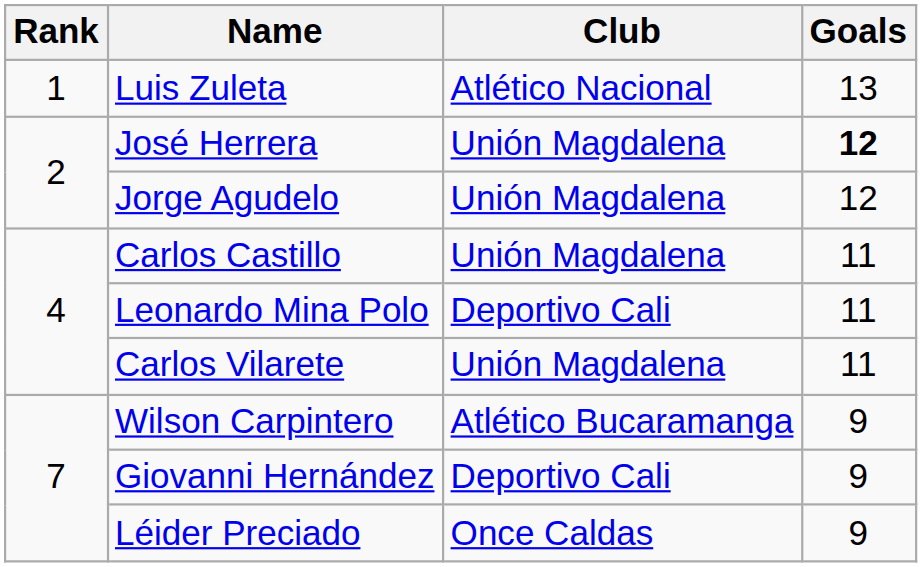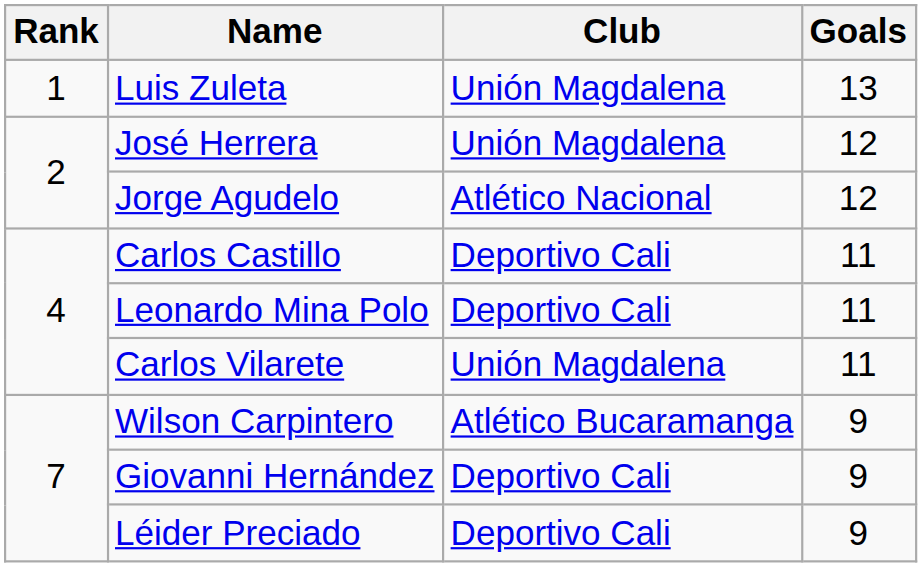(581, 87) Atlético Nacional -> (588, 87) Unión Magdalena
(858, 143) bold -> (858, 143) normal
(588, 198) Unión Magdalena -> (581, 198) Atlético Nacional
(588, 254) Unión Magdalena -> (561, 254) Deportivo Cali
(552, 532) Once Caldas -> (561, 532) Deportivo Cali
